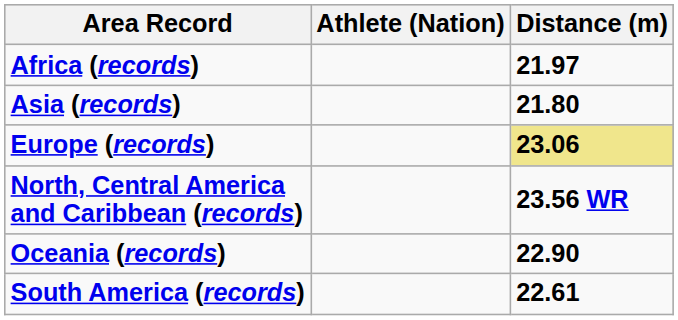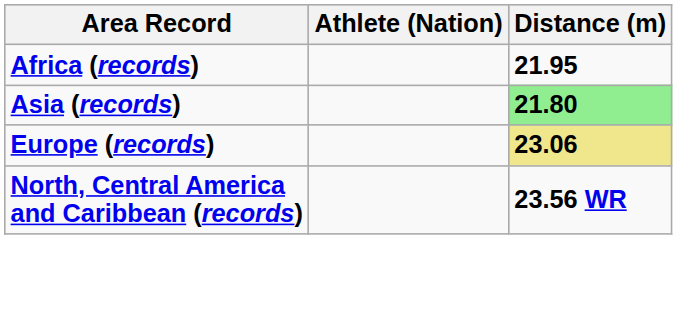(548, 64) 21.97 -> (546, 64) 21.95
(548, 104) no background -> (546, 104) lightgreen background
- row: (118, 253)
- row: (158, 293)
